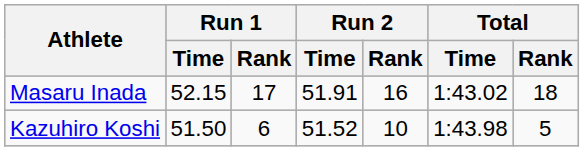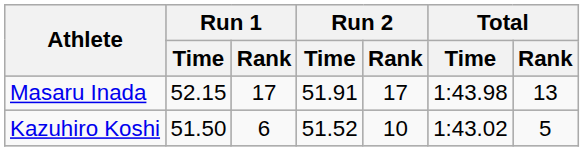(395, 93) 16 -> (395, 93) 17
(470, 93) 1:43.02 -> (470, 93) 1:43.98
(545, 93) 18 -> (545, 93) 13
(470, 129) 1:43.98 -> (470, 129) 1:43.02
